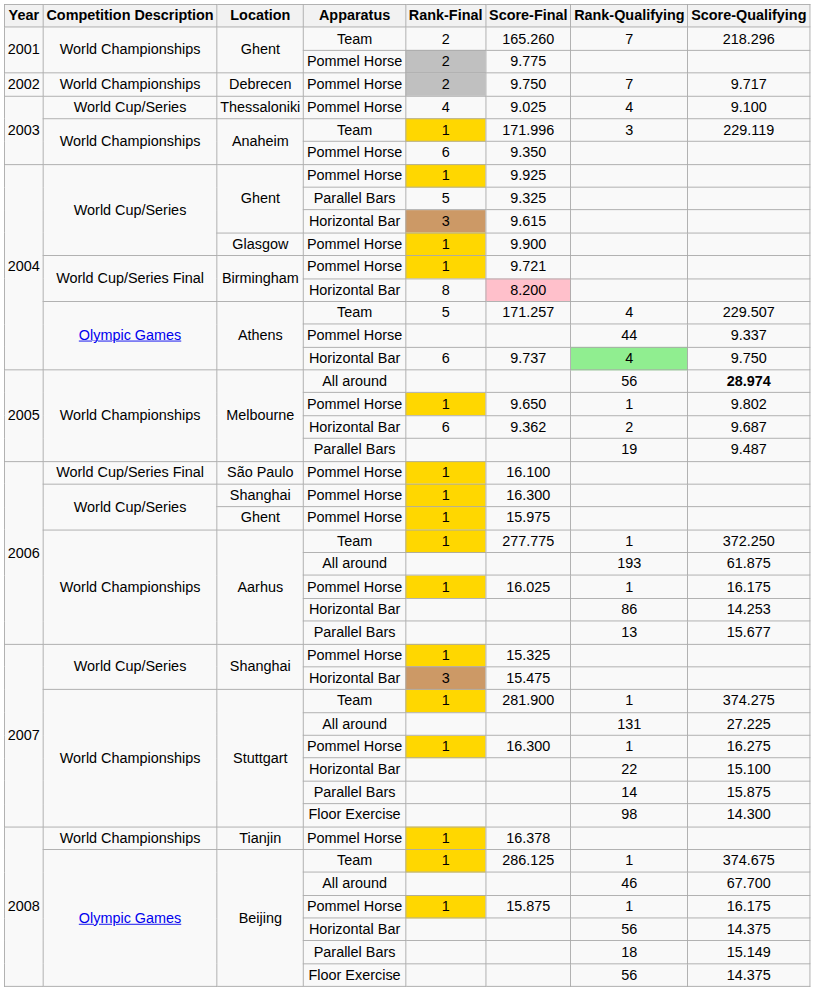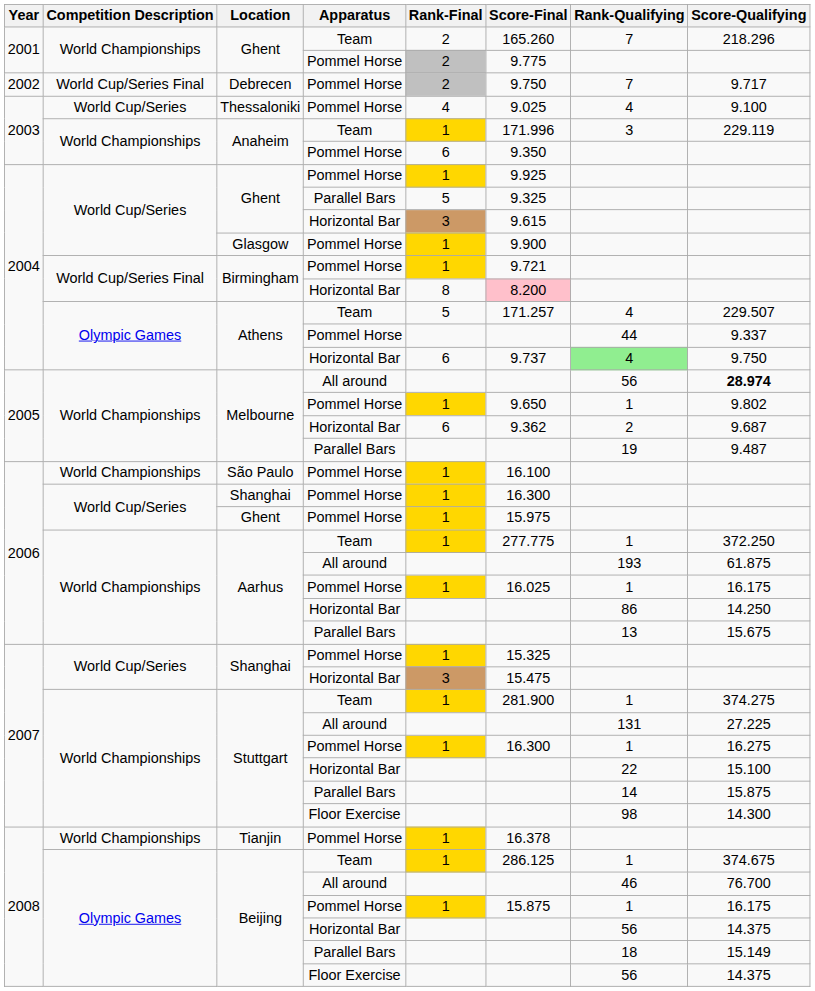(130, 84) World Championships -> (130, 84) World Cup/Series Final
(130, 472) World Cup/Series Final -> (130, 472) World Championships
(749, 609) 14.253 -> (749, 609) 14.250
(749, 632) 15.677 -> (749, 632) 15.675
(749, 883) 67.700 -> (749, 883) 76.700
